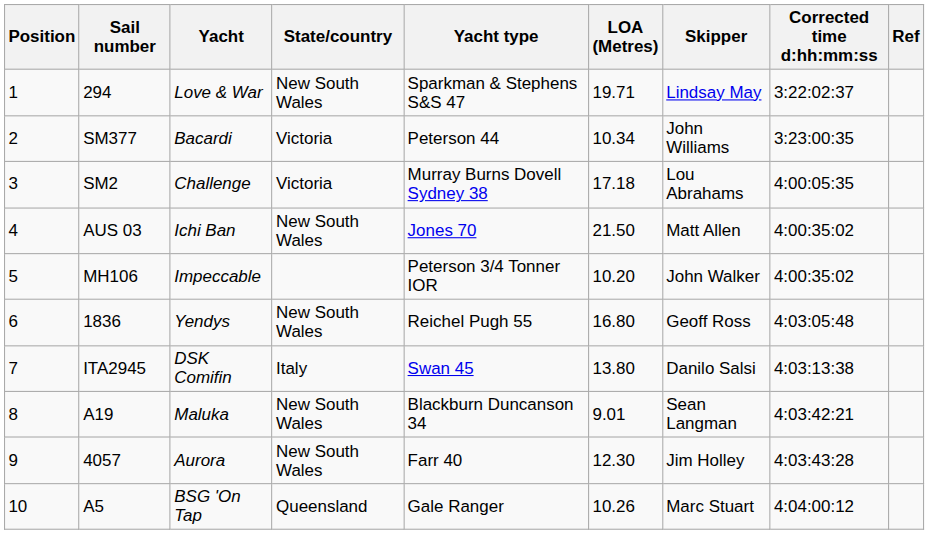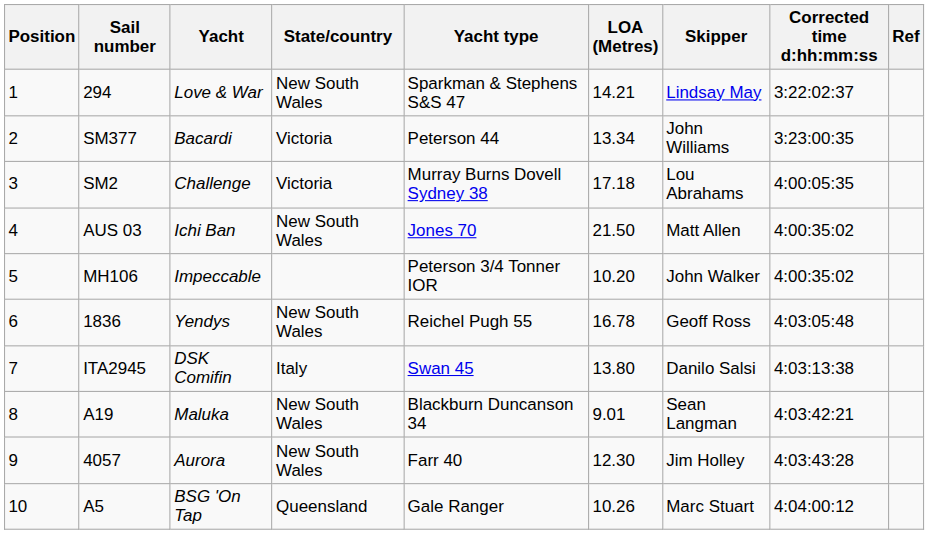(614, 92) 19.71 -> (614, 92) 14.21
(614, 138) 10.34 -> (614, 138) 13.34
(614, 322) 16.80 -> (614, 322) 16.78
